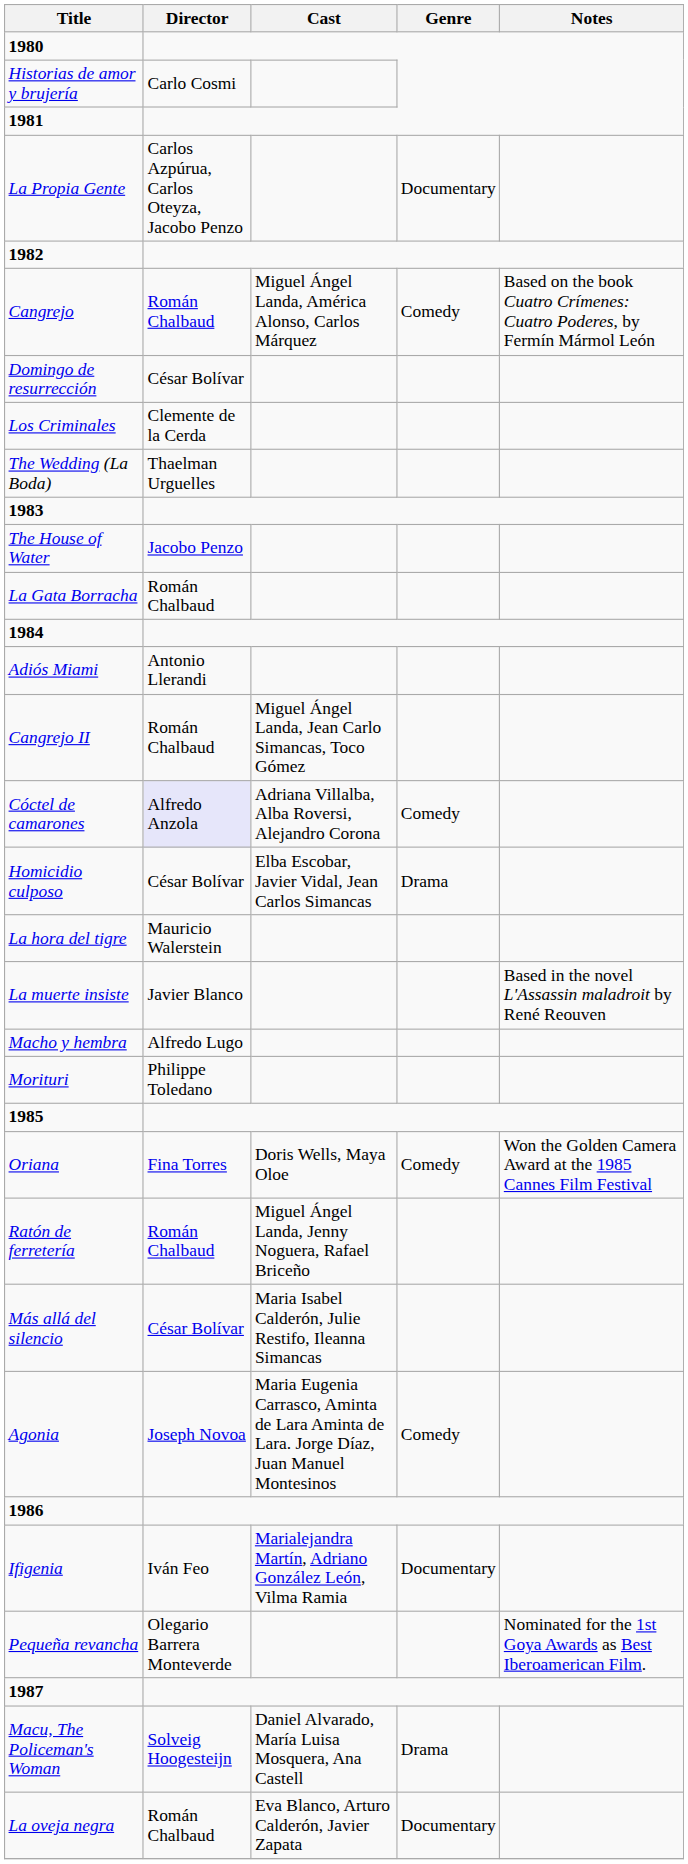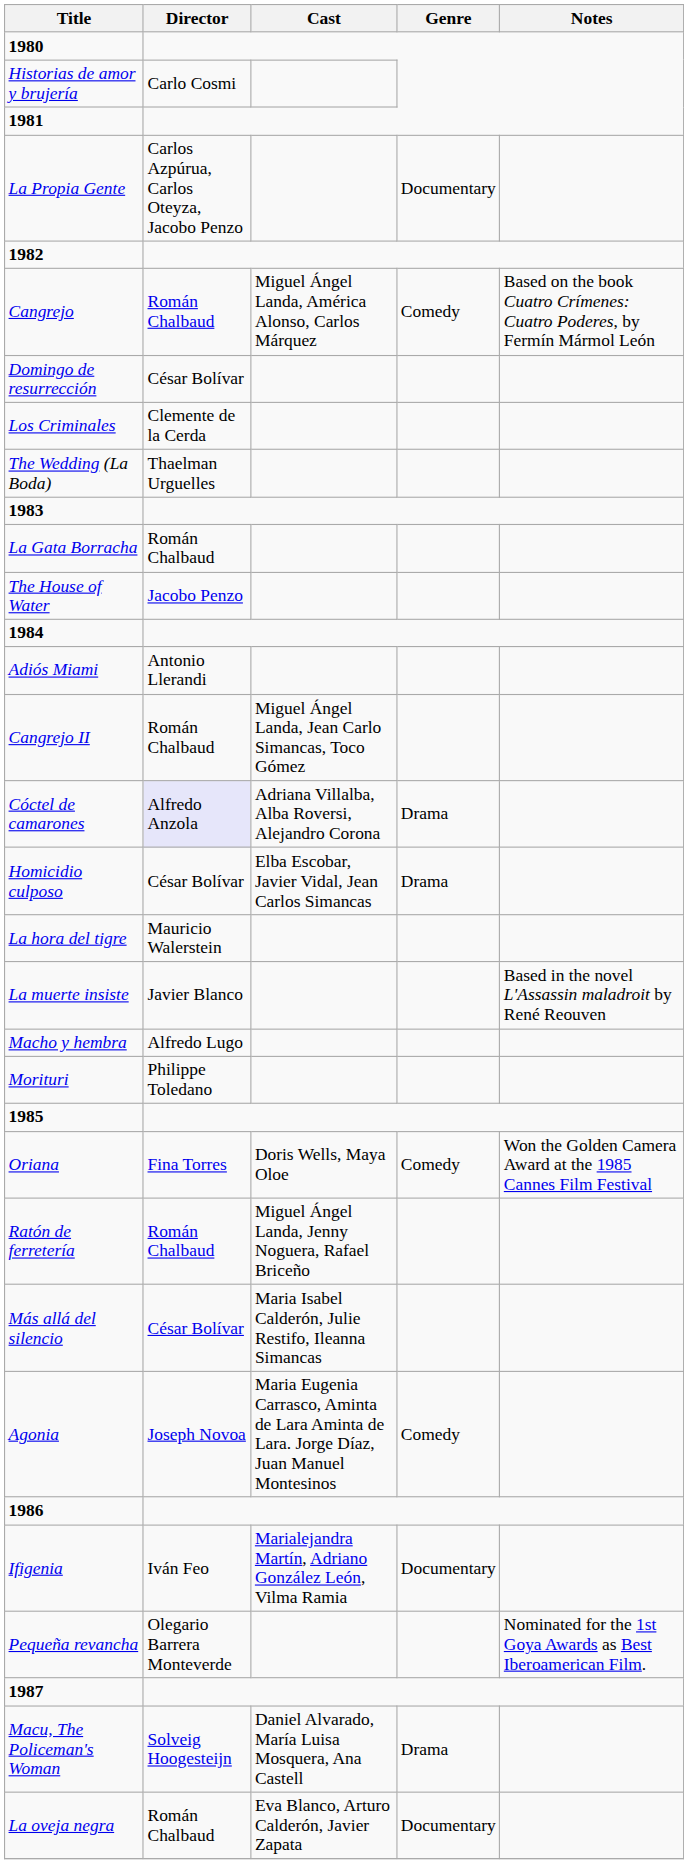rows swapped: (73, 595) <-> (55, 548)
(430, 814) Comedy -> (425, 814) Drama
